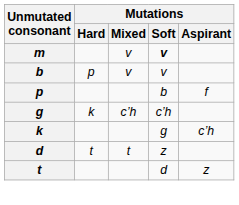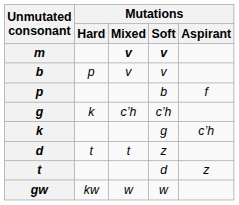(128, 53) normal -> (128, 53) bold
+ row: (39, 190)
